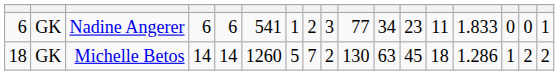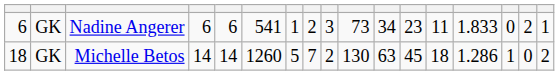(360, 27) 77 -> (360, 27) 73
(528, 27) 0 -> (528, 27) 2
(528, 55) 2 -> (528, 55) 0
